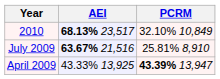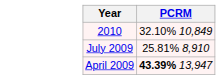- column: (98, 14)
